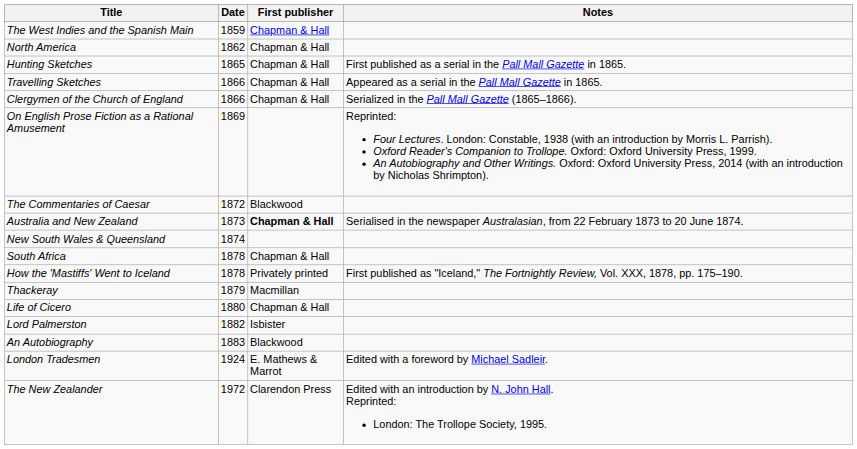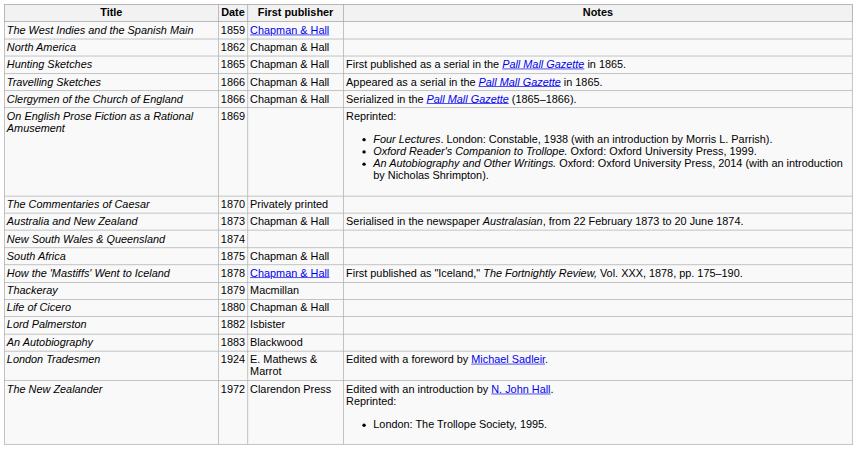(233, 204) 1872 -> (233, 204) 1870
(276, 204) Blackwood -> (289, 204) Privately printed
(292, 221) bold -> (290, 221) normal
(233, 256) 1878 -> (233, 256) 1875
(289, 273) Privately printed -> (290, 273) Chapman & Hall
